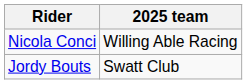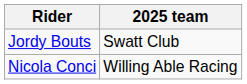rows swapped: (50, 66) <-> (52, 41)
